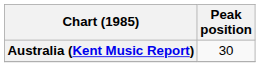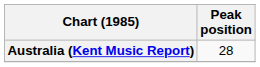(226, 51) 30 -> (226, 51) 28
